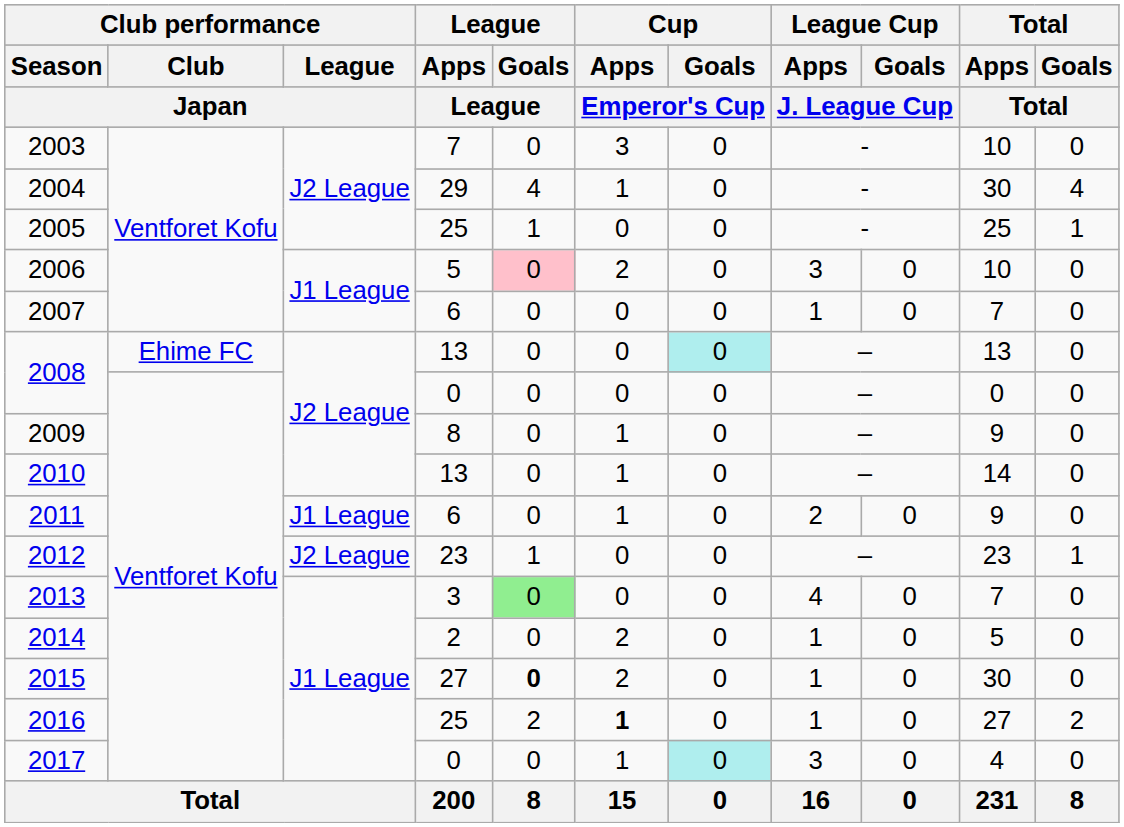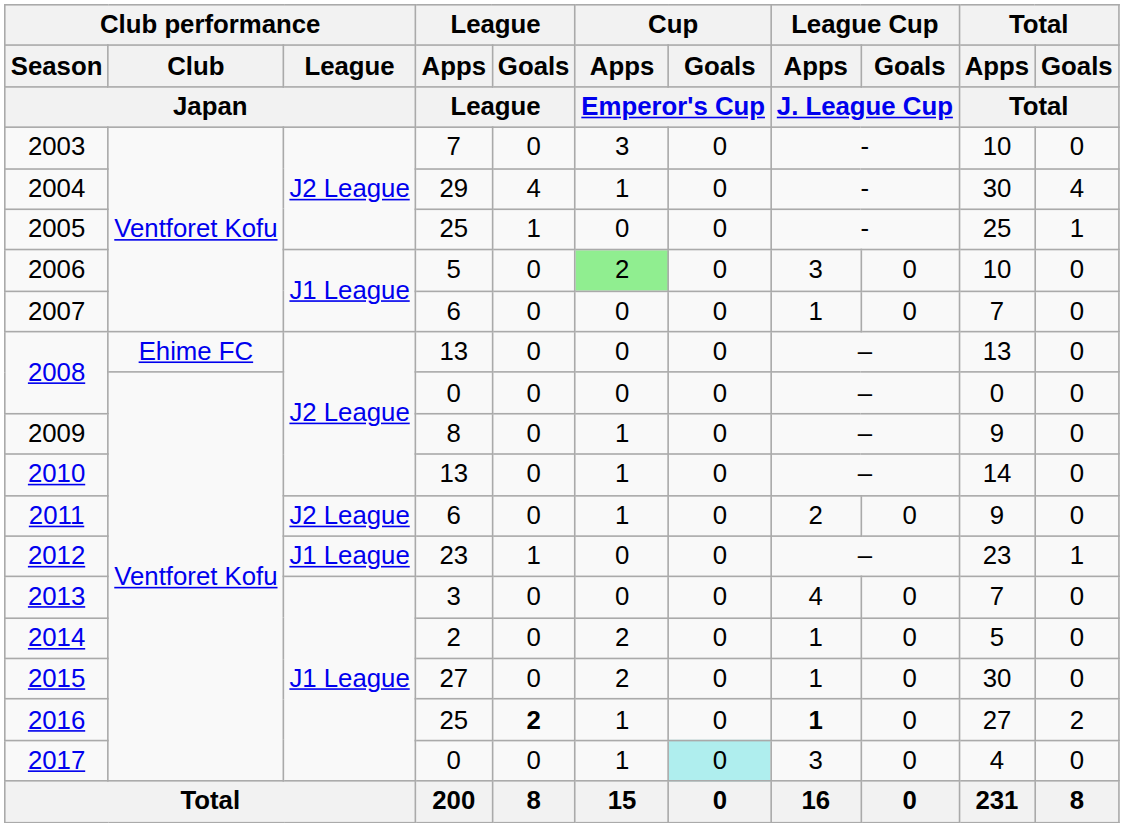(534, 270) pink background -> (534, 270) no background
(622, 270) no background -> (622, 270) lightgreen background
(720, 351) paleturquoise background -> (720, 351) no background
(350, 515) J1 League -> (350, 515) J2 League
(350, 556) J2 League -> (350, 556) J1 League
(534, 596) lightgreen background -> (534, 596) no background
(534, 678) bold -> (534, 678) normal
(534, 719) normal -> (534, 719) bold
(622, 719) bold -> (622, 719) normal
(816, 719) normal -> (816, 719) bold
